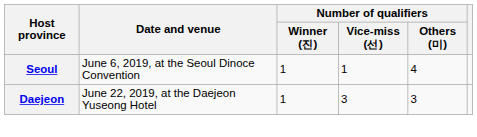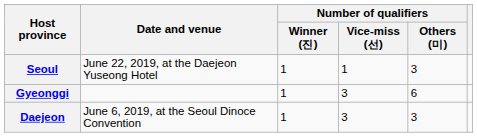(168, 69) June 6, 2019, at the Seoul Dinoce Convention -> (160, 69) June 22, 2019, at the Daejeon Yuseong Hotel
(414, 69) 4 -> (414, 69) 3
+ row: (42, 93)
(159, 99) June 22, 2019, at the Daejeon Yuseong Hotel -> (169, 117) June 6, 2019, at the Seoul Dinoce Convention
